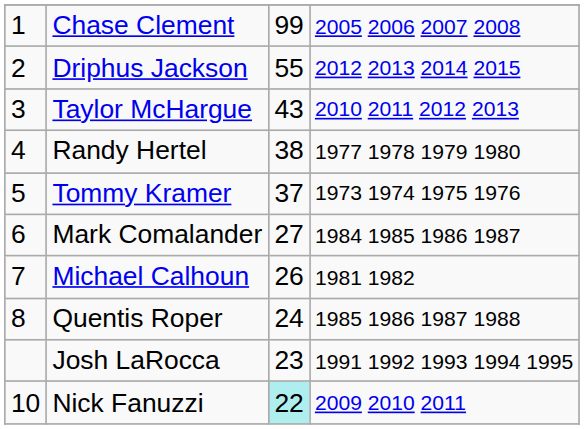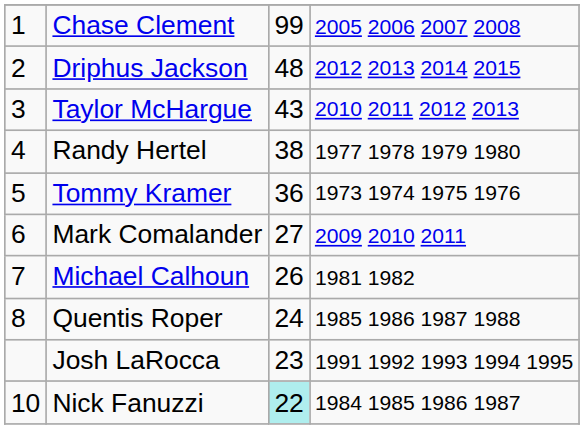(289, 67) 55 -> (289, 67) 48
(289, 192) 37 -> (289, 192) 36
(418, 235) 1984 1985 1986 1987 -> (390, 235) 2009 2010 2011
(390, 403) 2009 2010 2011 -> (418, 403) 1984 1985 1986 1987
